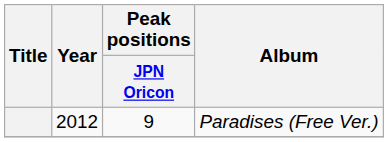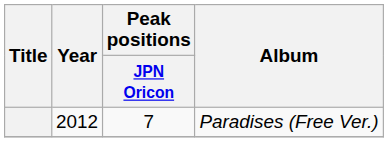(149, 121) 9 -> (149, 121) 7
